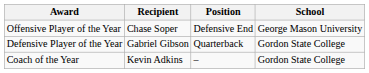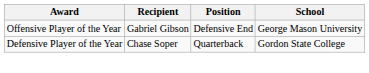(152, 28) Chase Soper -> (158, 28) Gabriel Gibson
(158, 44) Gabriel Gibson -> (152, 44) Chase Soper
- row: (43, 60)
